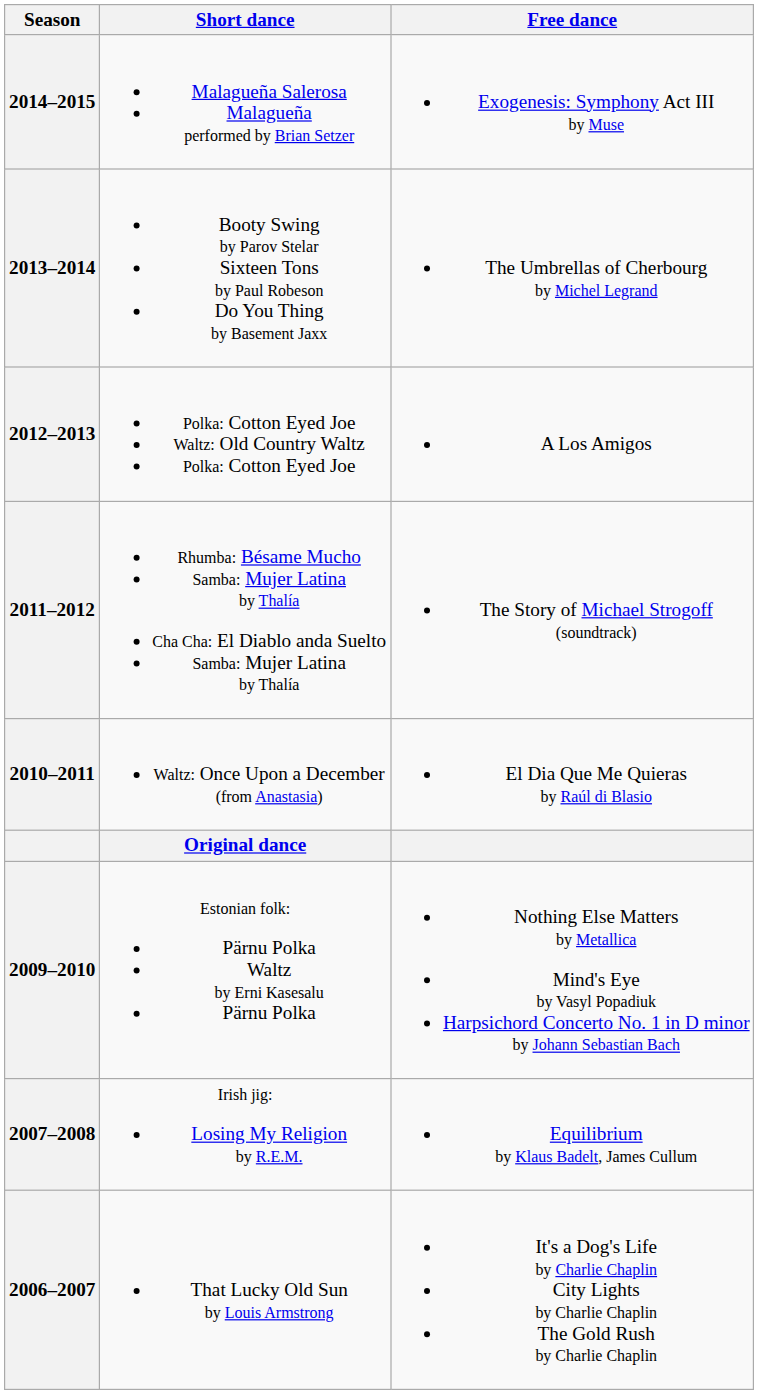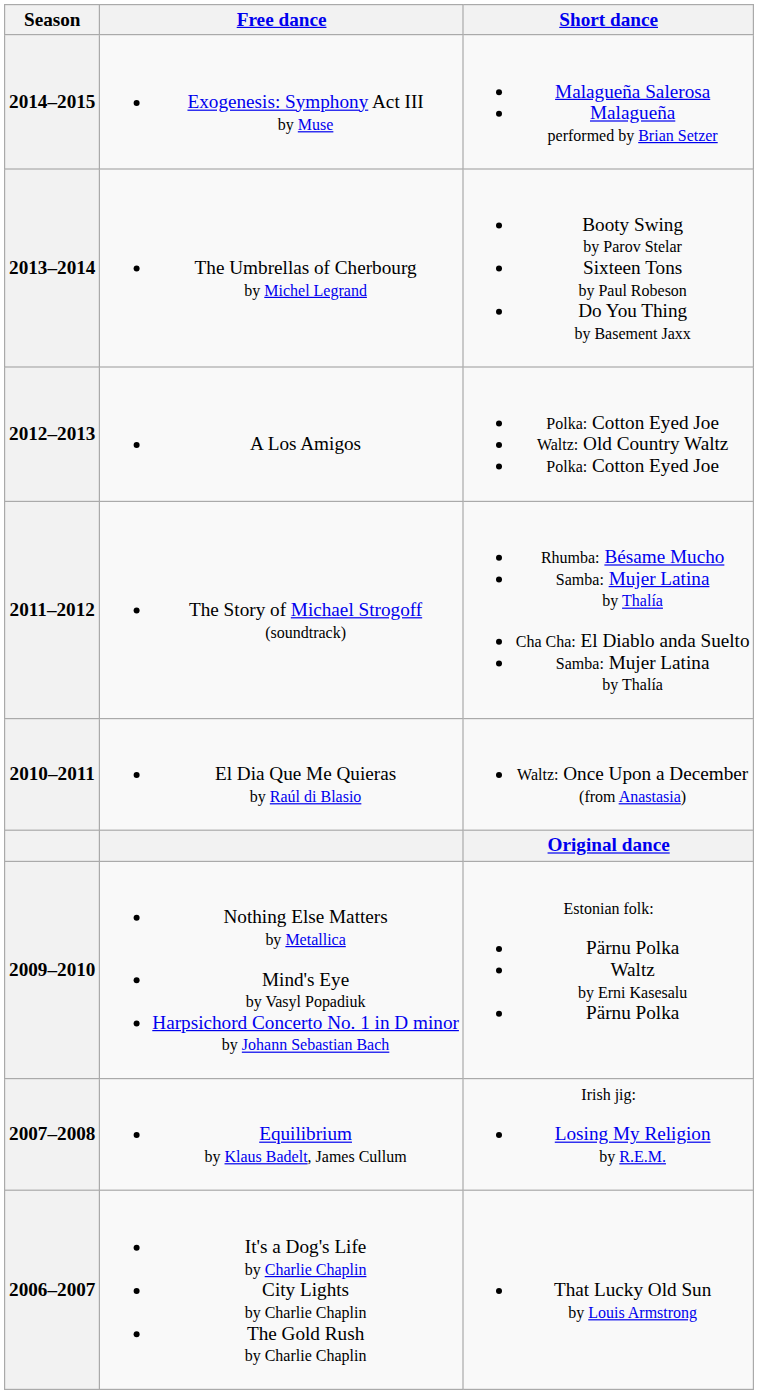columns swapped: (245, 19) <-> (572, 19)
